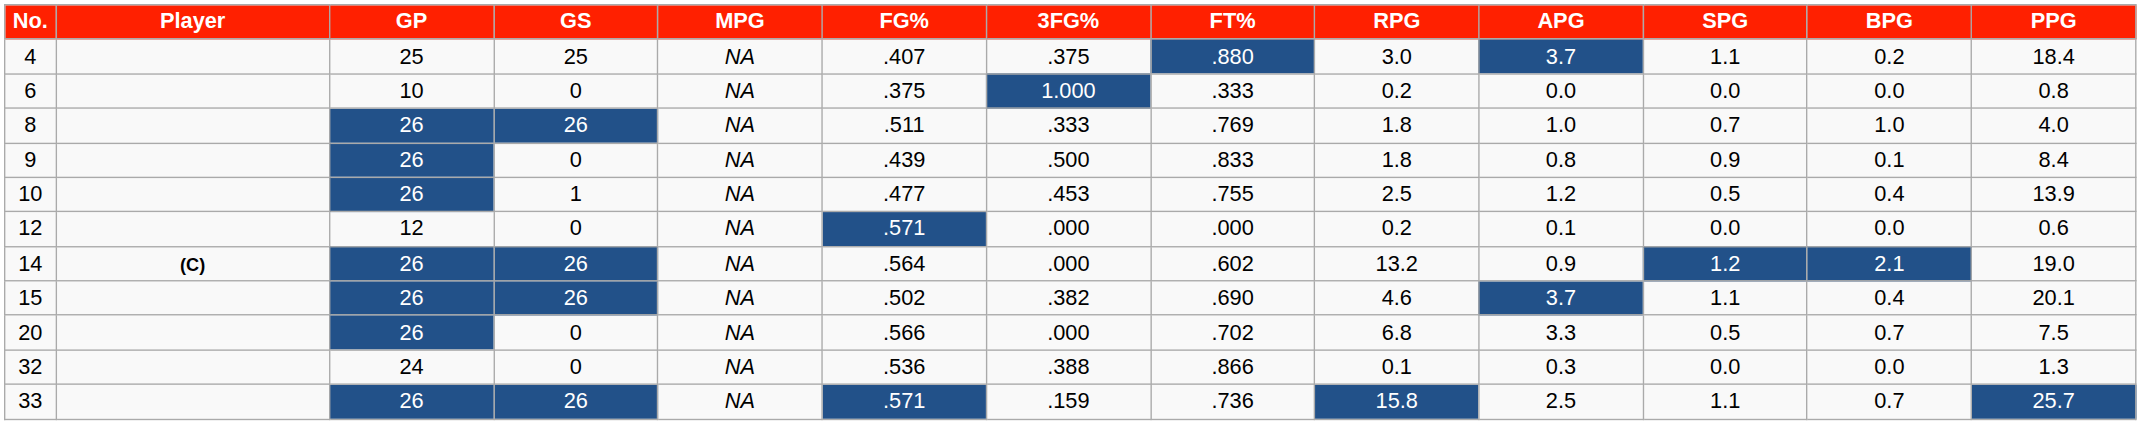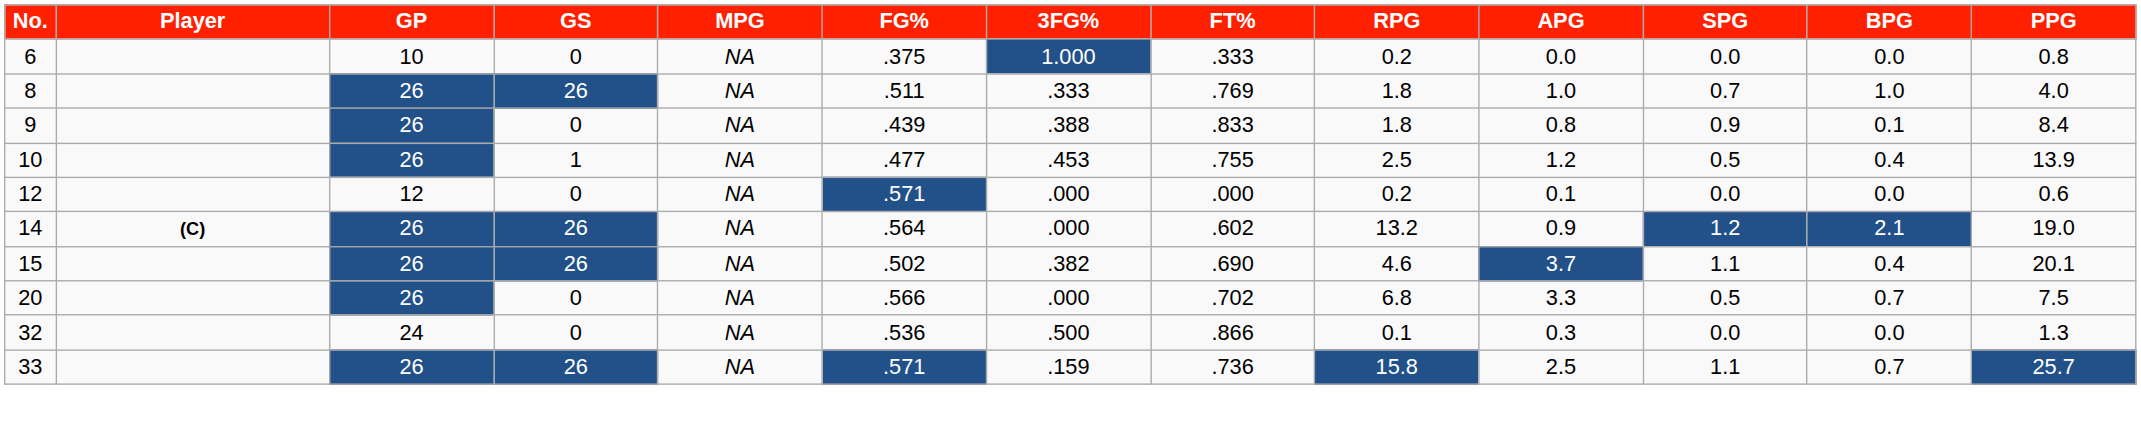- row: (30, 56)
(1068, 159) .500 -> (1068, 125) .388
(1068, 366) .388 -> (1068, 332) .500
